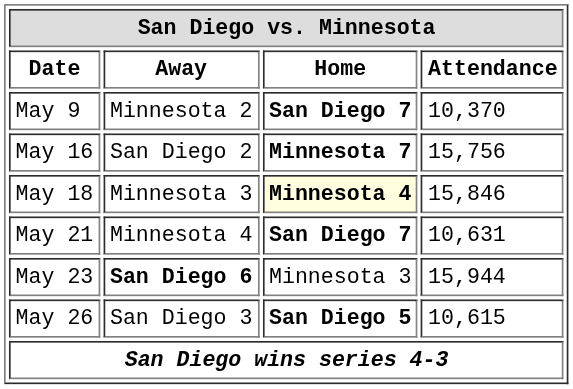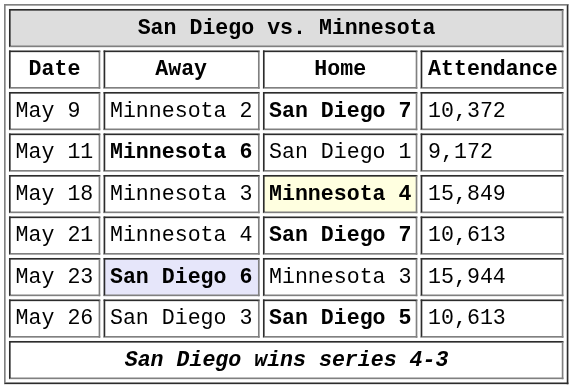(467, 111) 10,370 -> (467, 111) 10,372
+ row: (54, 153)
- row: (54, 153)
(467, 194) 15,846 -> (467, 194) 15,849
(467, 236) 10,631 -> (467, 236) 10,613
(181, 277) no background -> (181, 277) lavender background
(467, 319) 10,615 -> (467, 319) 10,613
